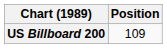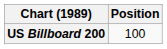(135, 33) 109 -> (135, 33) 100
